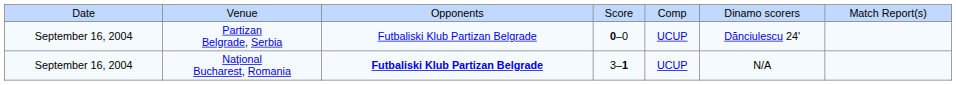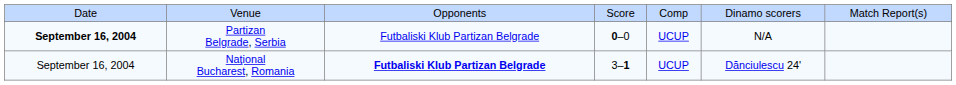(84, 36) normal -> (86, 36) bold
(762, 36) Dănciulescu 24' -> (763, 36) N/A
(762, 66) N/A -> (763, 66) Dănciulescu 24'
